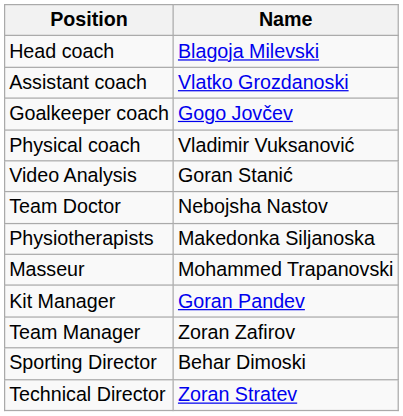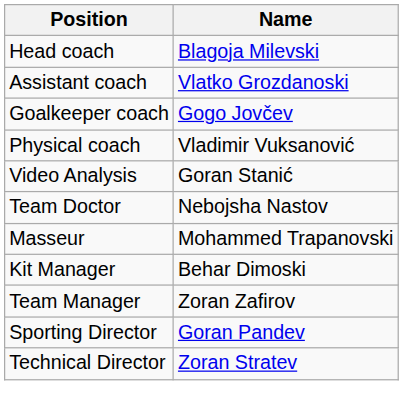- row: (81, 238)
(241, 301) Goran Pandev -> (242, 269) Behar Dimoski
(242, 363) Behar Dimoski -> (241, 332) Goran Pandev
